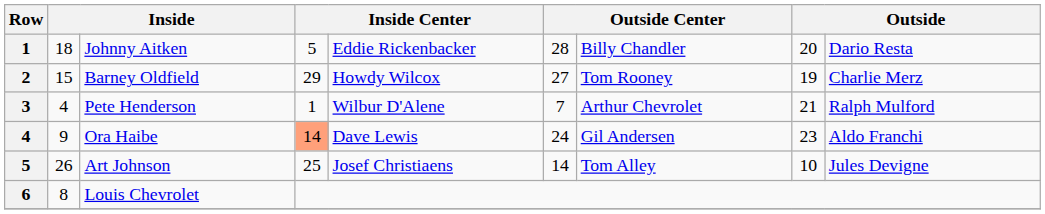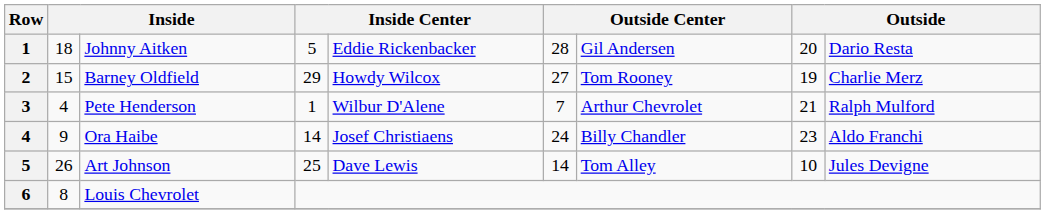(633, 48) Billy Chandler -> (628, 48) Gil Andersen
(312, 136) lightsalmon background -> (312, 136) no background
(375, 136) Dave Lewis -> (393, 136) Josef Christiaens
(628, 136) Gil Andersen -> (633, 136) Billy Chandler
(393, 165) Josef Christiaens -> (375, 165) Dave Lewis
